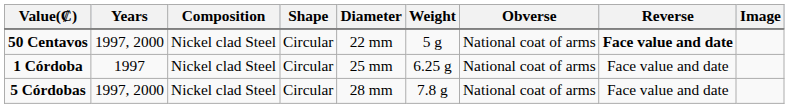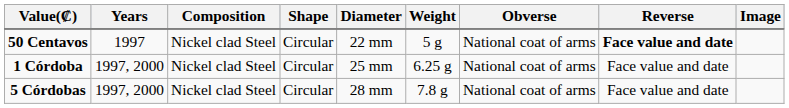(129, 42) 1997, 2000 -> (129, 42) 1997
(129, 66) 1997 -> (129, 66) 1997, 2000
